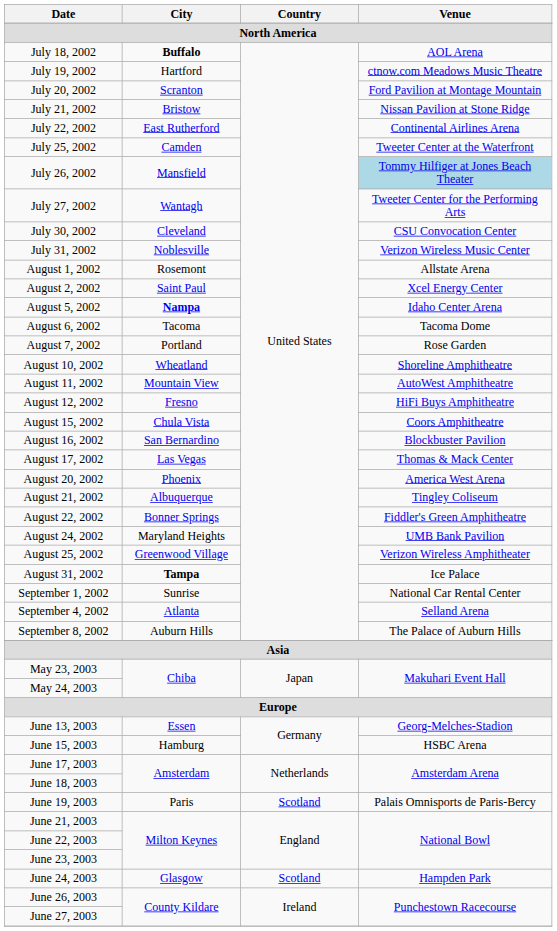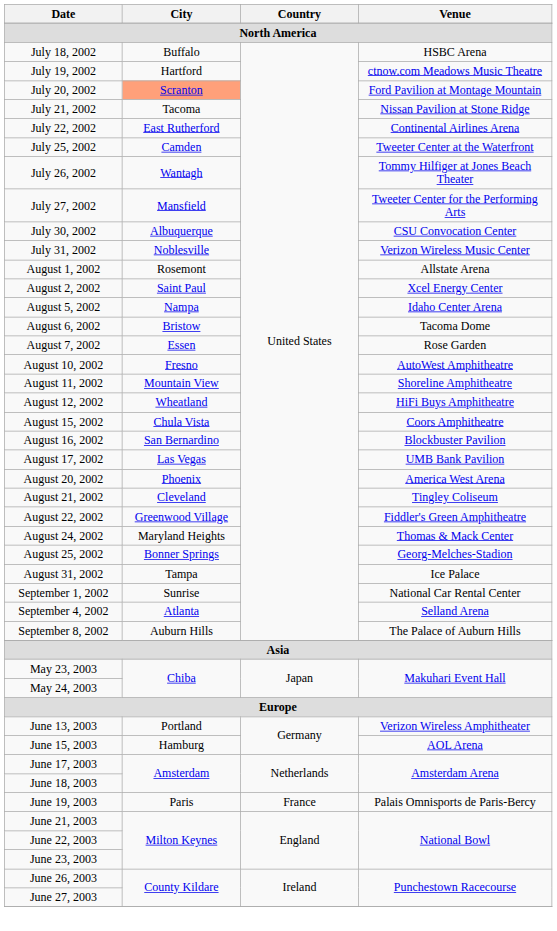(181, 52) bold -> (181, 52) normal
(455, 52) AOL Arena -> (455, 52) HSBC Arena
(181, 90) no background -> (181, 90) lightsalmon background
(181, 109) Bristow -> (181, 109) Tacoma
(181, 173) Mansfield -> (181, 173) Wantagh
(455, 173) lightblue background -> (455, 173) no background
(181, 205) Wantagh -> (181, 205) Mansfield
(181, 231) Cleveland -> (181, 231) Albuquerque
(181, 307) bold -> (181, 307) normal
(181, 326) Tacoma -> (181, 326) Bristow
(181, 345) Portland -> (181, 345) Essen
(181, 364) Wheatland -> (181, 364) Fresno
(455, 364) Shoreline Amphitheatre -> (455, 364) AutoWest Amphitheatre
(455, 383) AutoWest Amphitheatre -> (455, 383) Shoreline Amphitheatre
(181, 402) Fresno -> (181, 402) Wheatland
(455, 459) Thomas & Mack Center -> (455, 459) UMB Bank Pavilion
(181, 497) Albuquerque -> (181, 497) Cleveland
(181, 516) Bonner Springs -> (181, 516) Greenwood Village
(455, 535) UMB Bank Pavilion -> (455, 535) Thomas & Mack Center
(181, 554) Greenwood Village -> (181, 554) Bonner Springs
(455, 554) Verizon Wireless Amphitheater -> (455, 554) Georg-Melches-Stadion
(181, 573) bold -> (181, 573) normal
(181, 726) Essen -> (181, 726) Portland
(455, 726) Georg-Melches-Stadion -> (455, 726) Verizon Wireless Amphitheater
(455, 745) HSBC Arena -> (455, 745) AOL Arena
(299, 802) Scotland -> (299, 802) France
- row: (63, 878)
